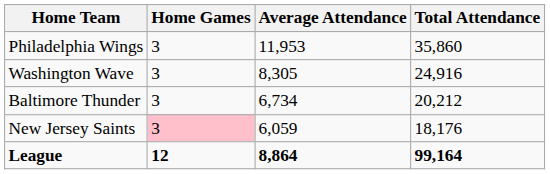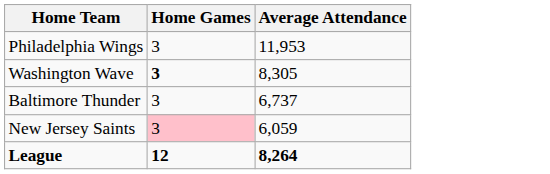- column: (477, 18)
(156, 73) normal -> (156, 73) bold
(278, 100) 6,734 -> (278, 100) 6,737
(278, 155) 8,864 -> (278, 155) 8,264
